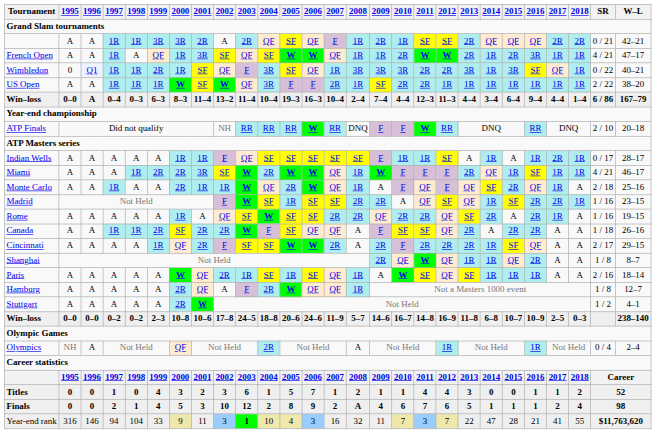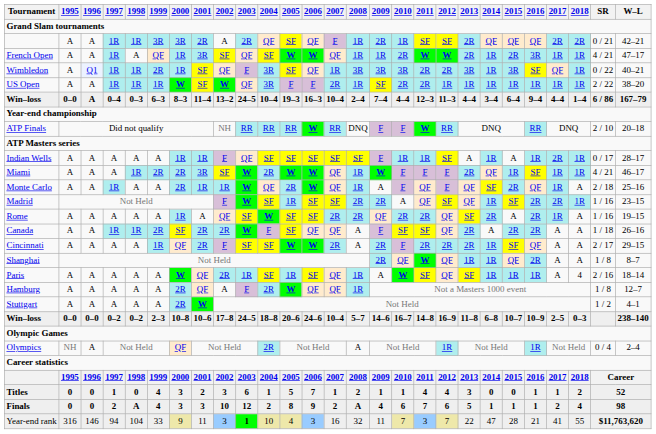(70, 70) 0 -> (70, 70) A
(247, 99) 11–4 -> (247, 99) 24–5
(580, 274) A -> (580, 274) 4
(335, 318) 11–9 -> (335, 318) 10–4
(136, 406) 1 -> (136, 406) A
(180, 406) 5 -> (180, 406) 3
